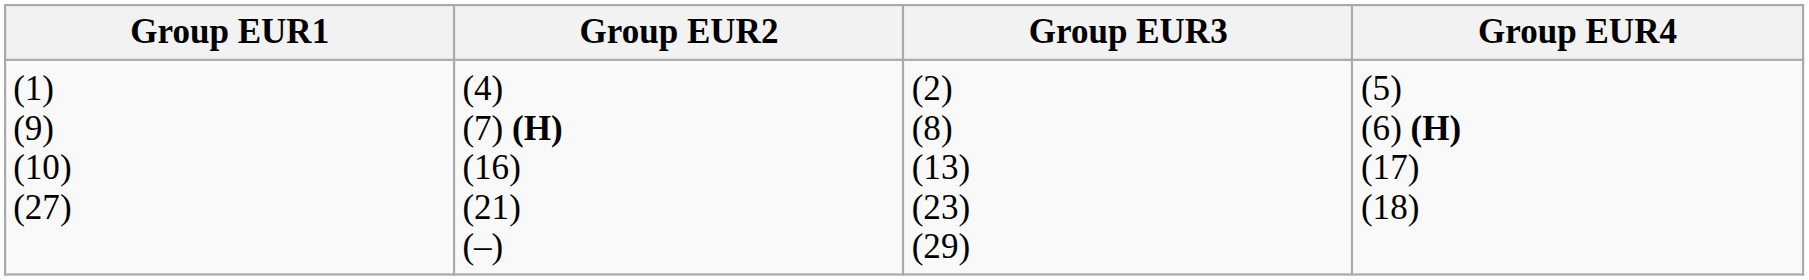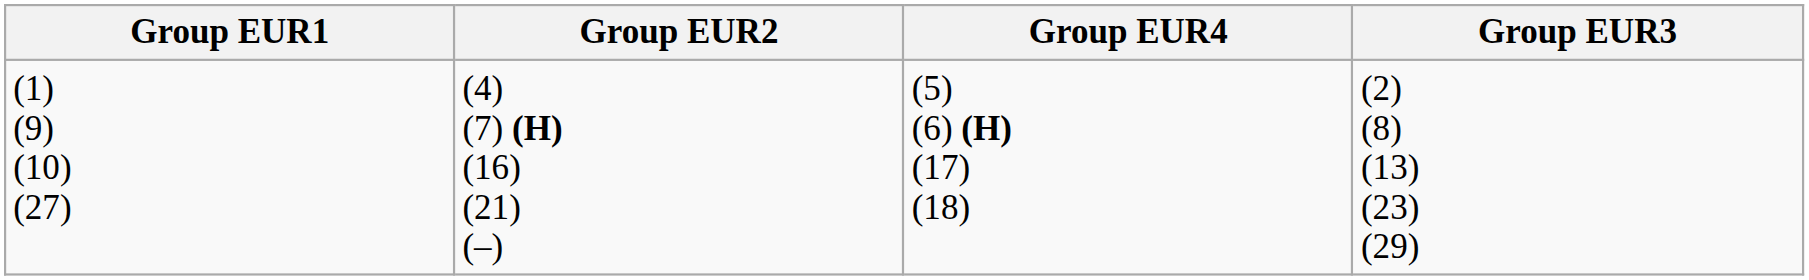columns swapped: (1128, 32) <-> (1578, 32)
